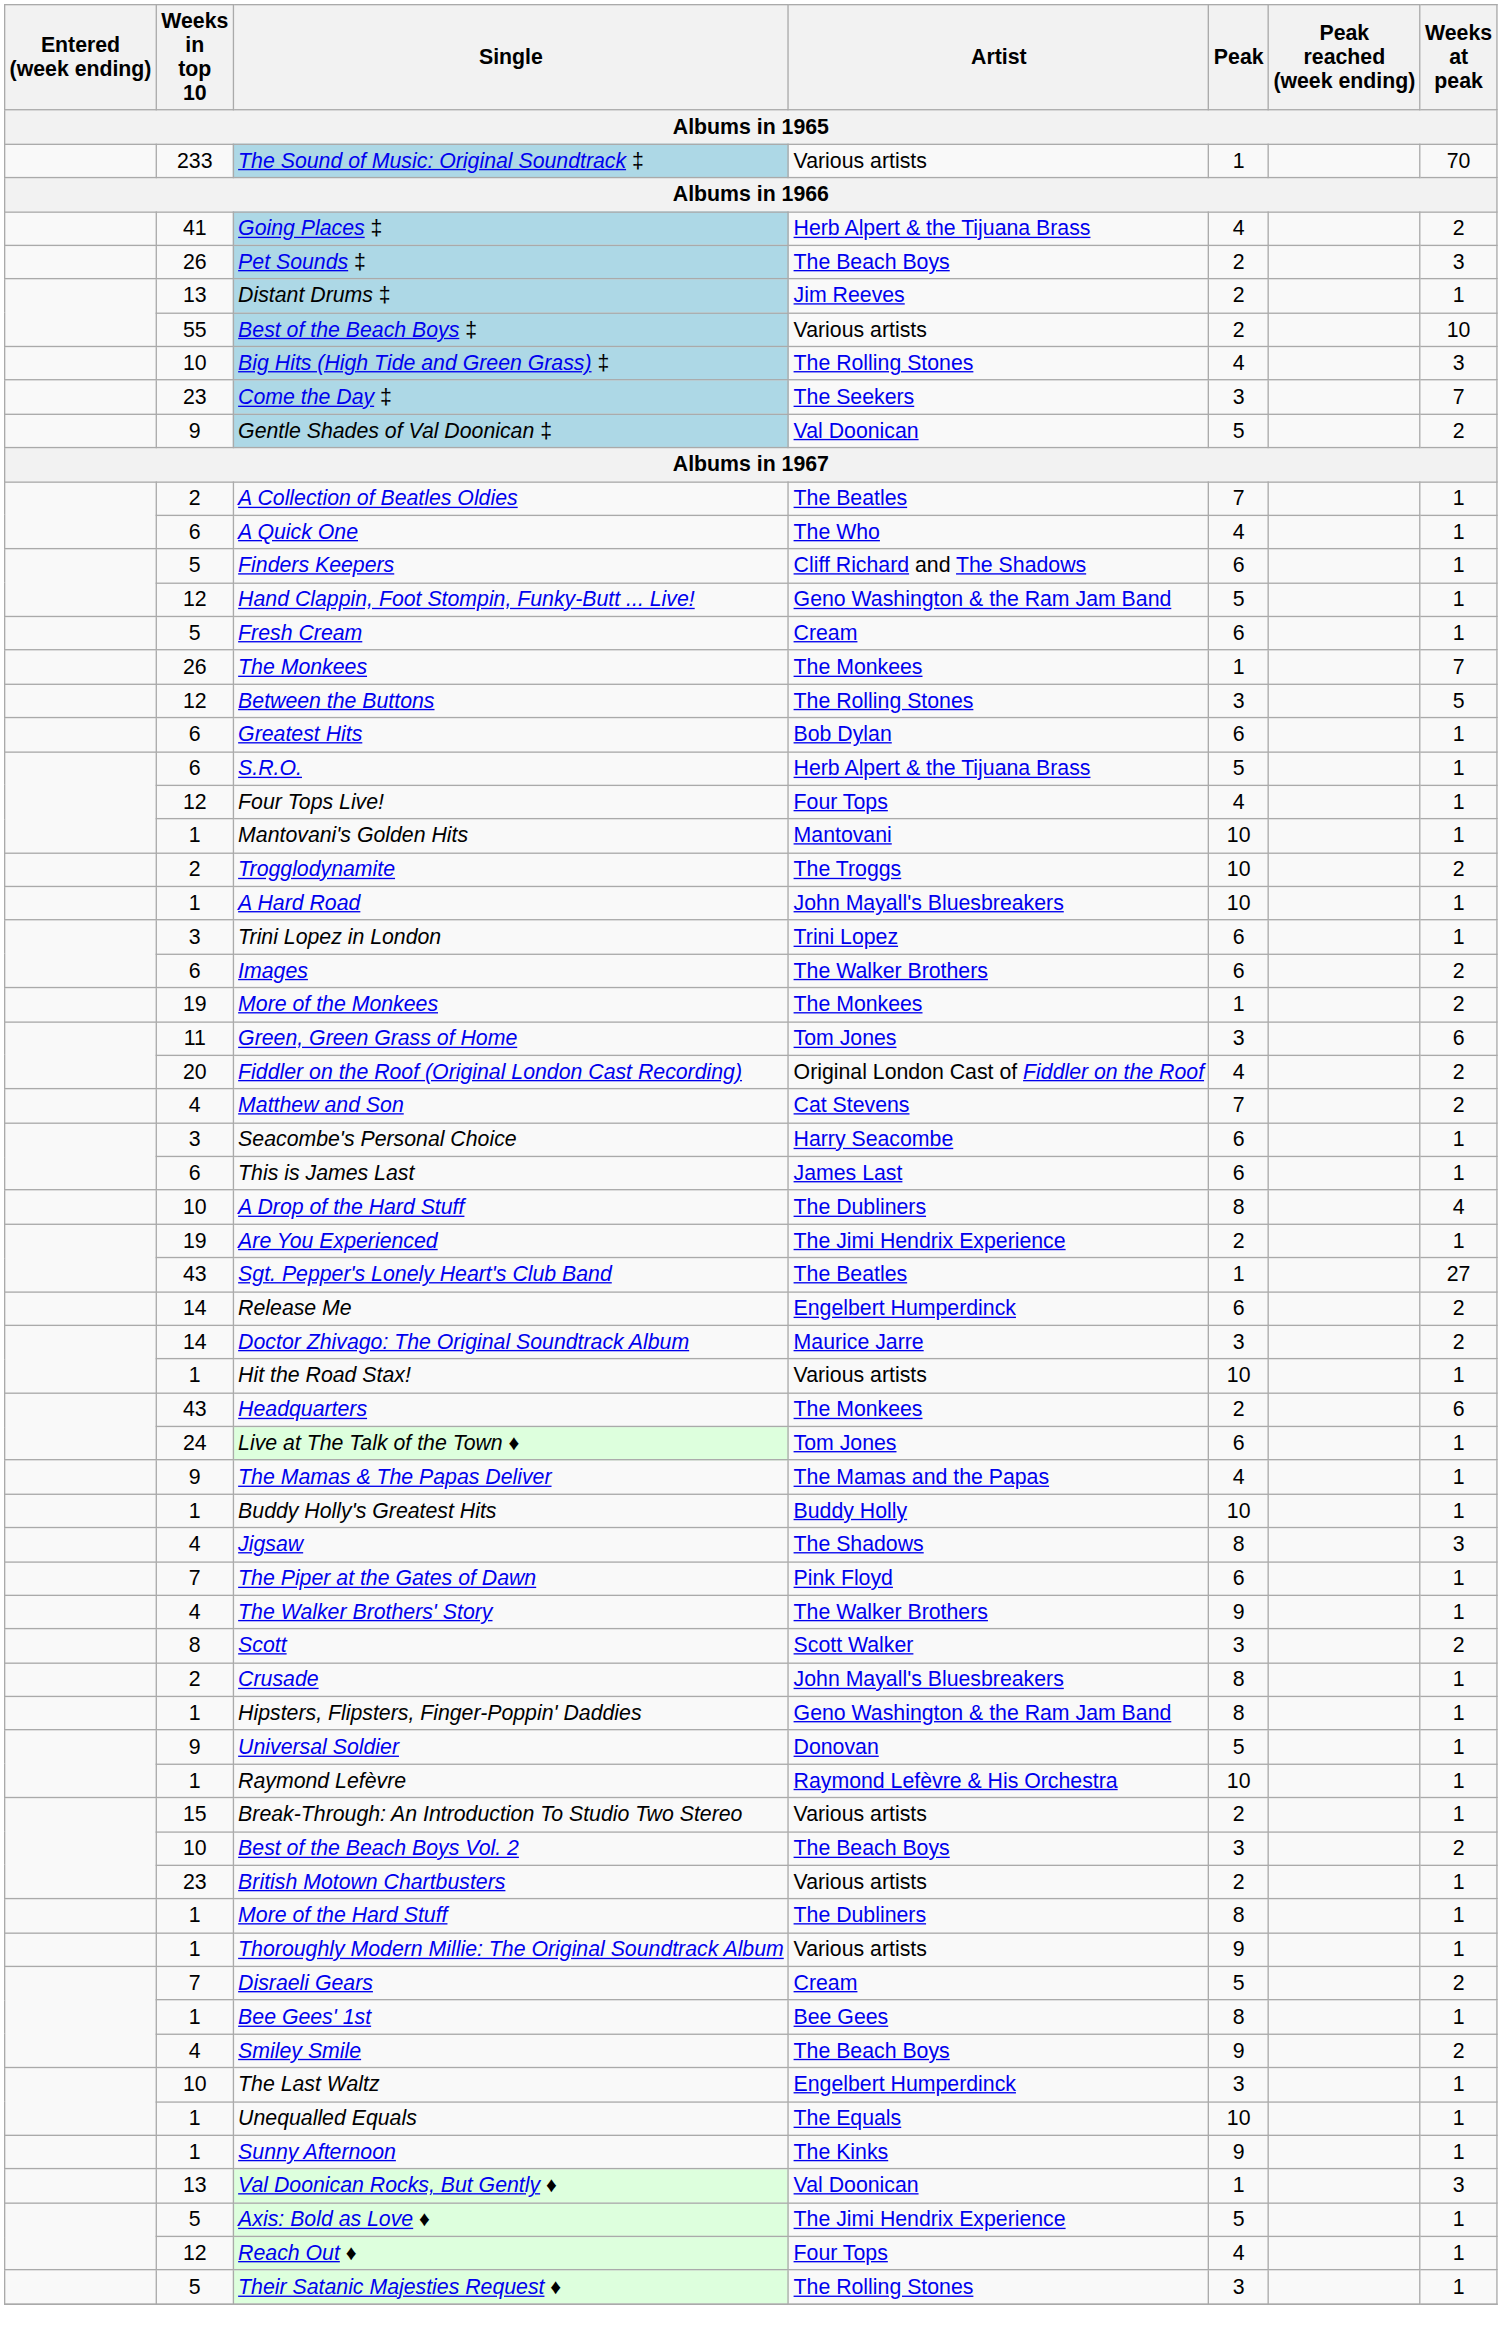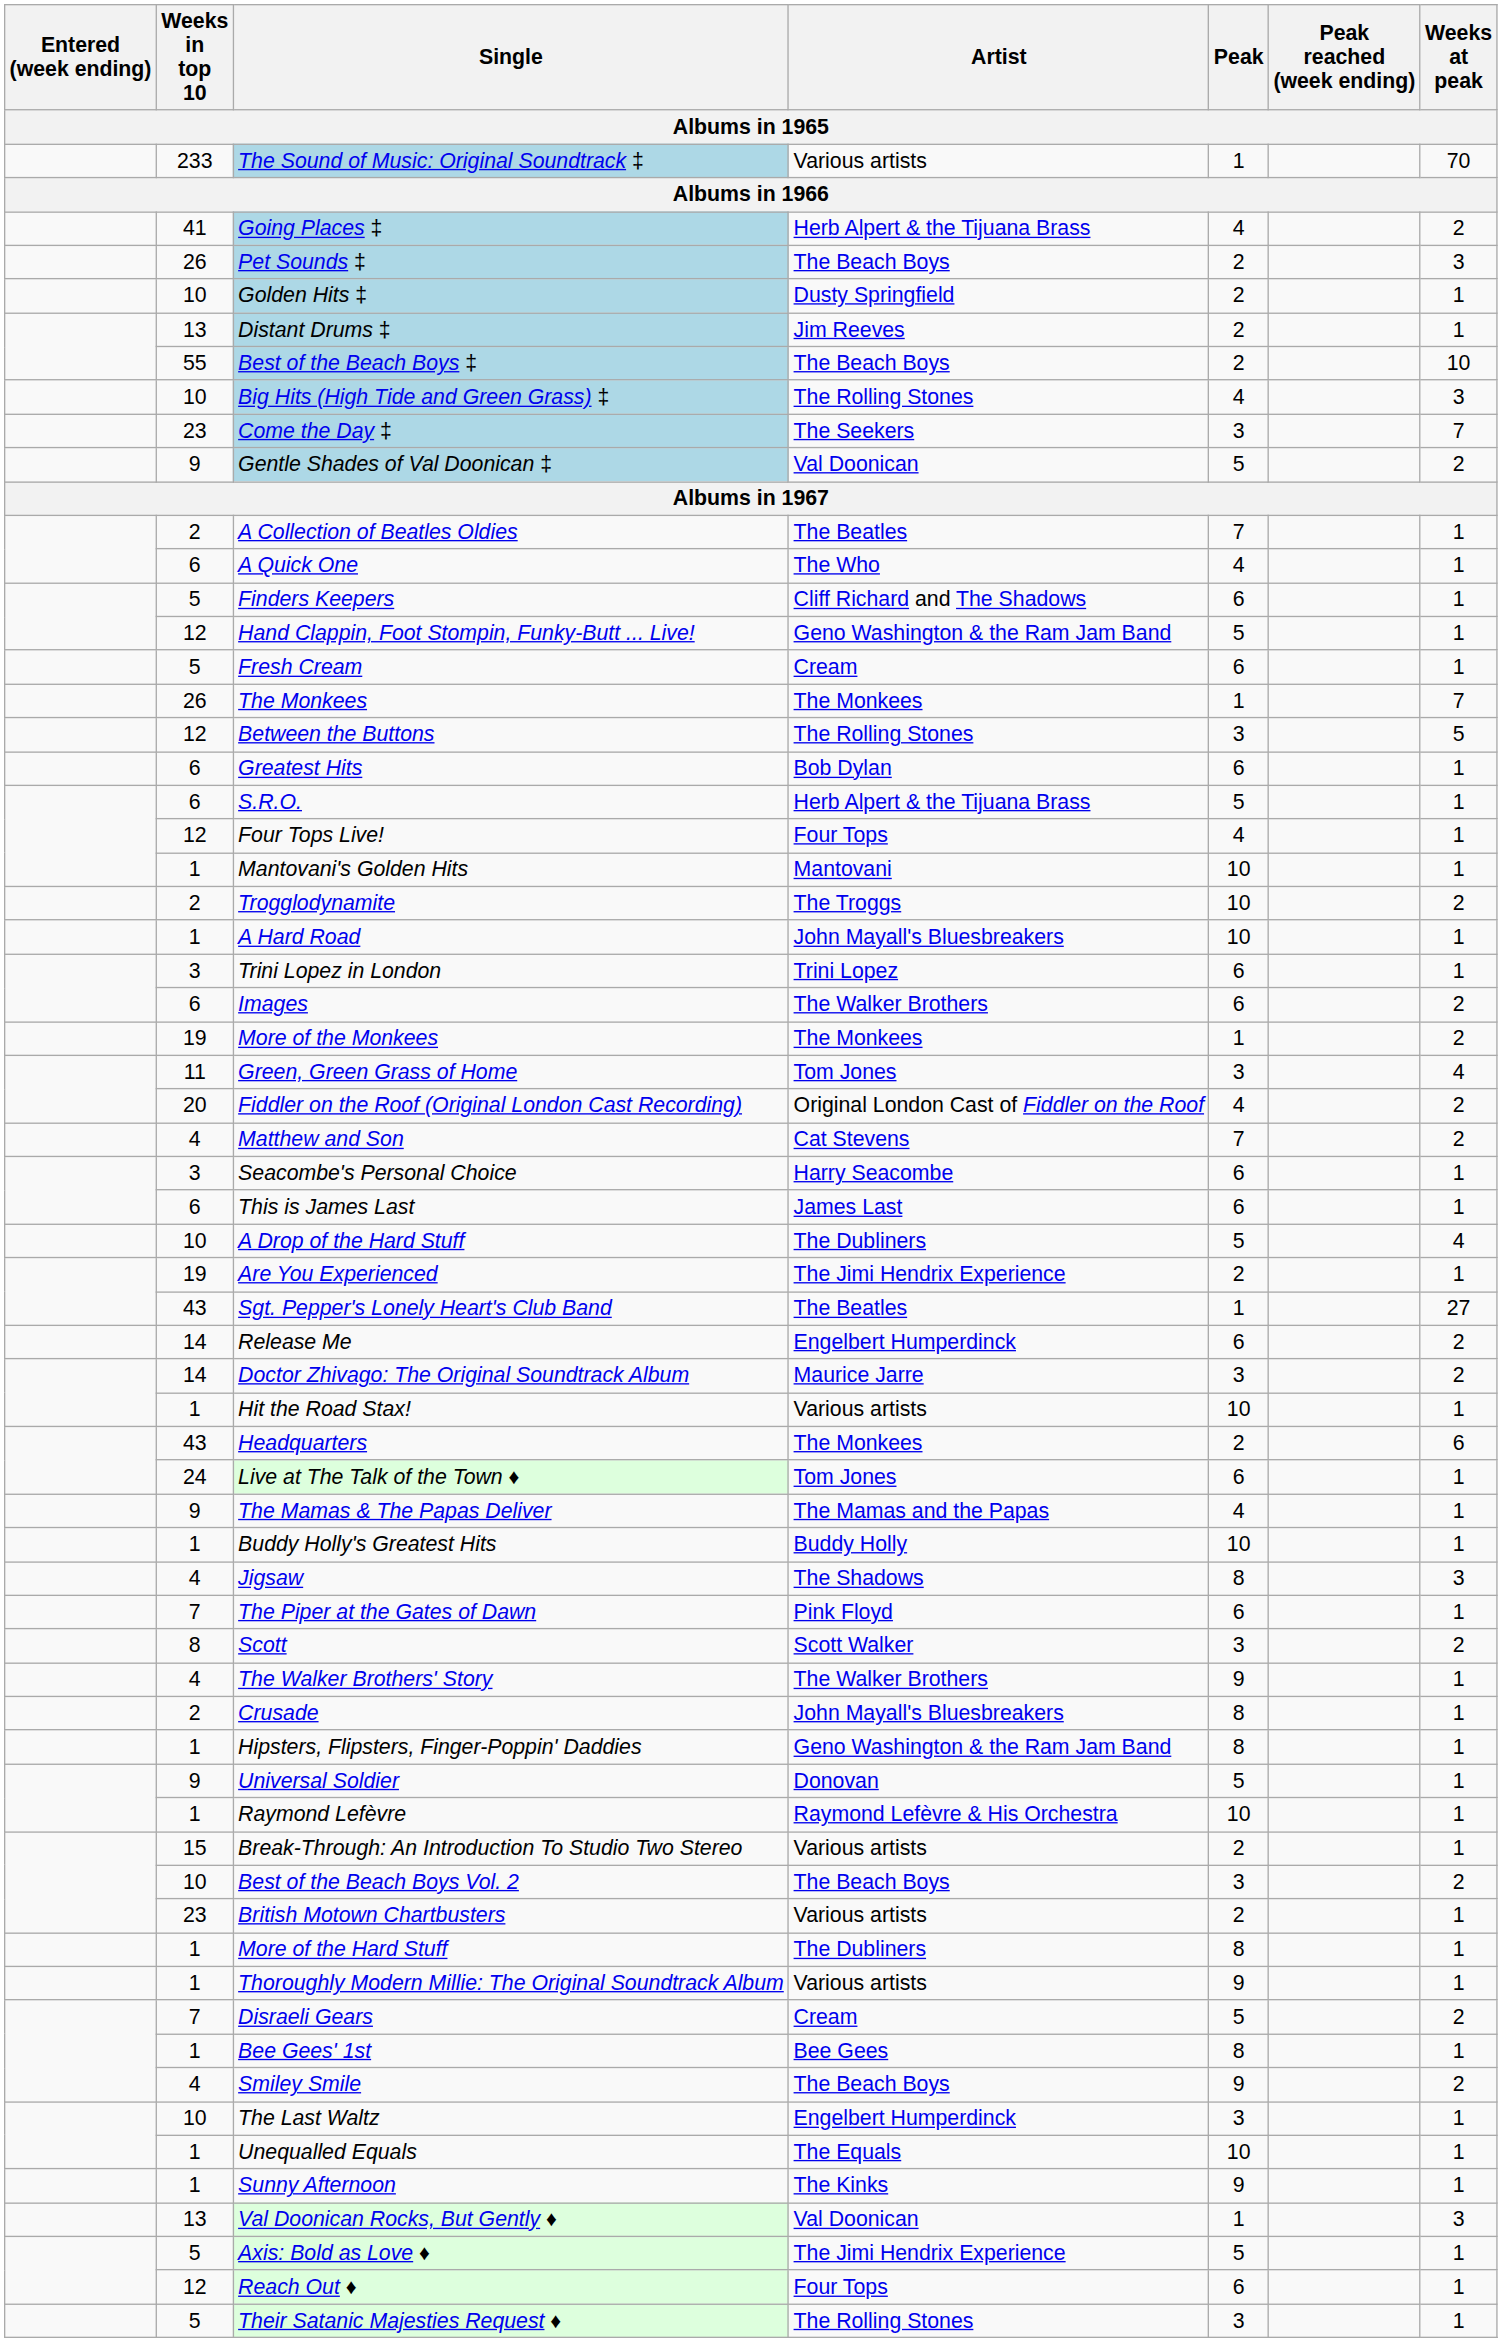+ row: (303, 295)
(860, 329) Various artists -> (872, 363) The Beach Boys
(1459, 1038) 6 -> (1459, 1071) 4
(1239, 1206) 8 -> (1239, 1240) 5
rows swapped: (262, 1645) <-> (365, 1611)
(1239, 2253) 4 -> (1239, 2286) 6
